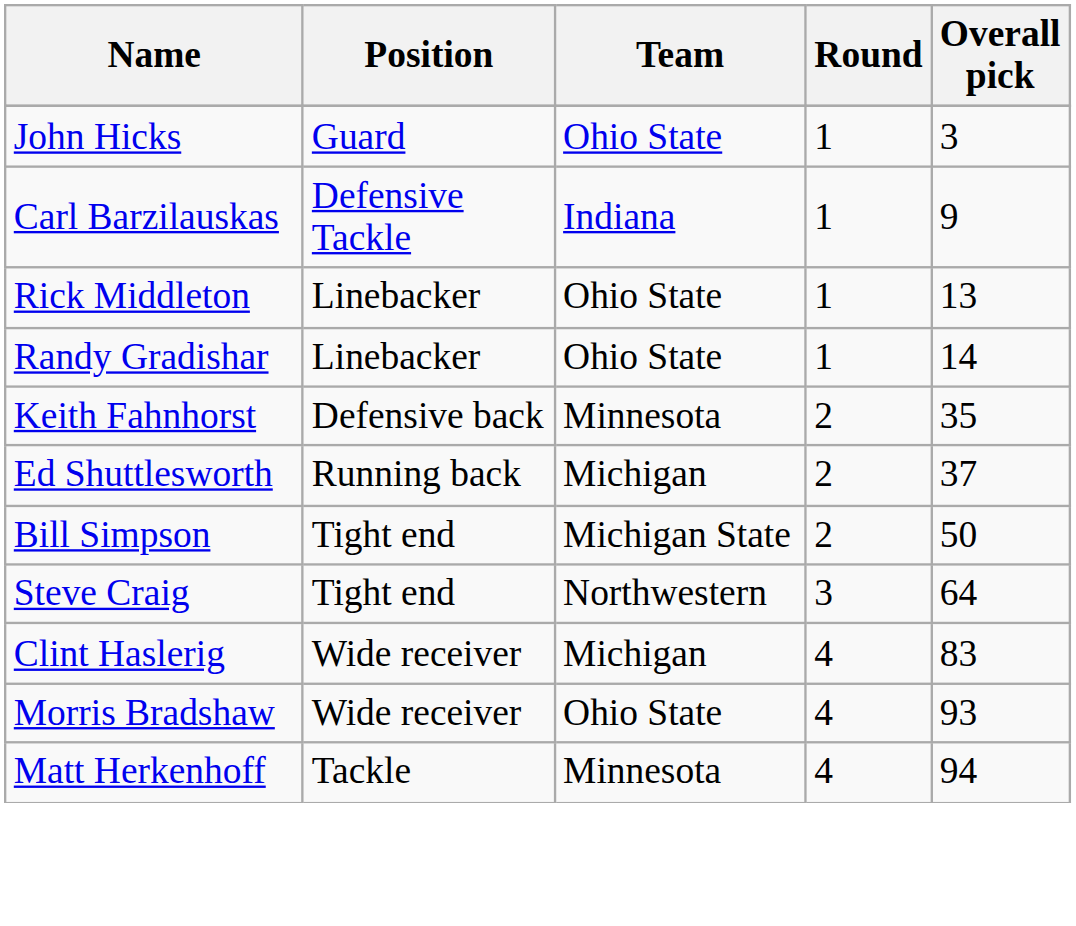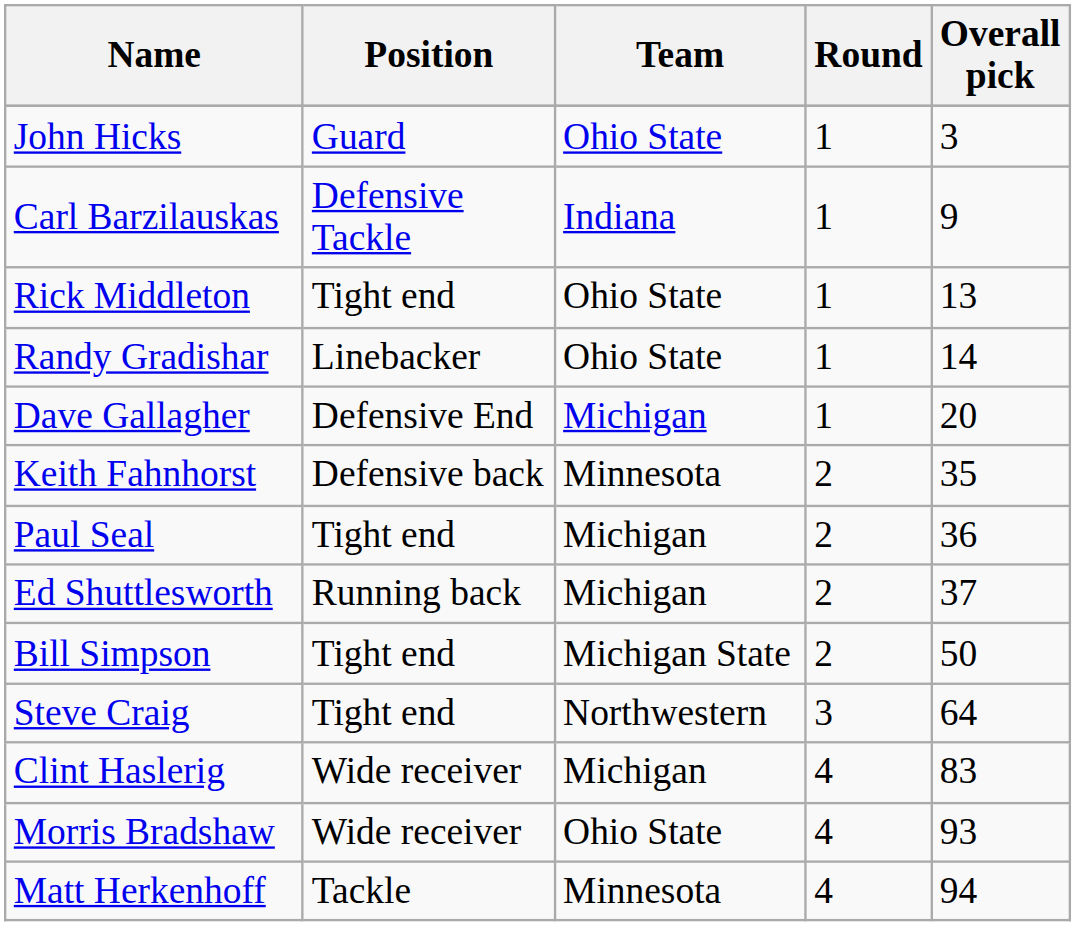(396, 296) Linebacker -> (383, 296) Tight end
+ row: (132, 415)
+ row: (84, 534)
